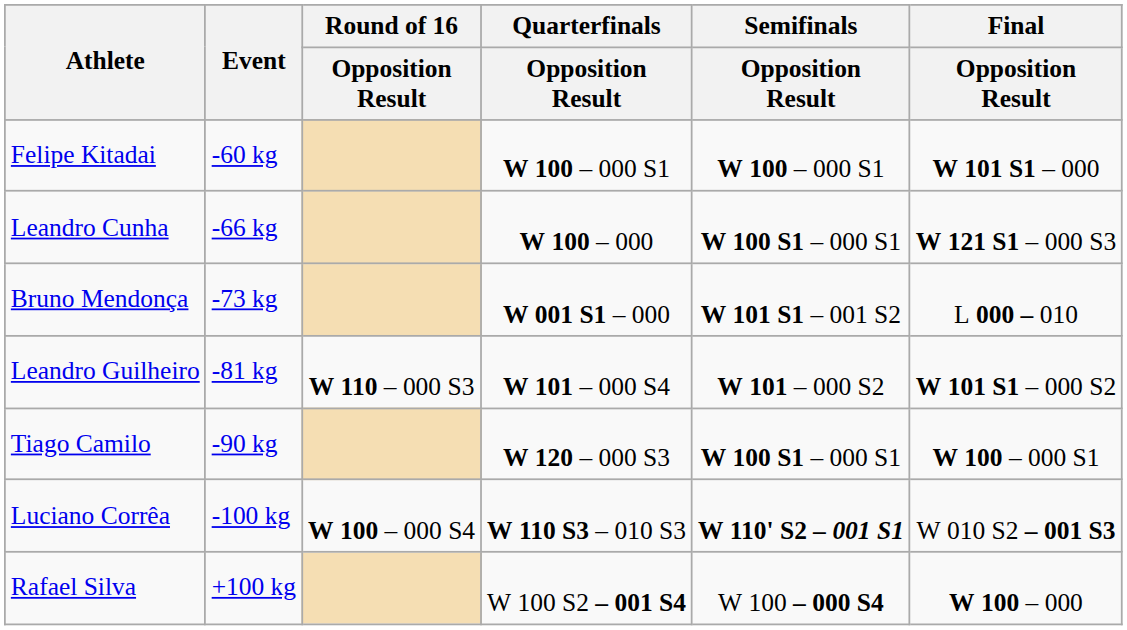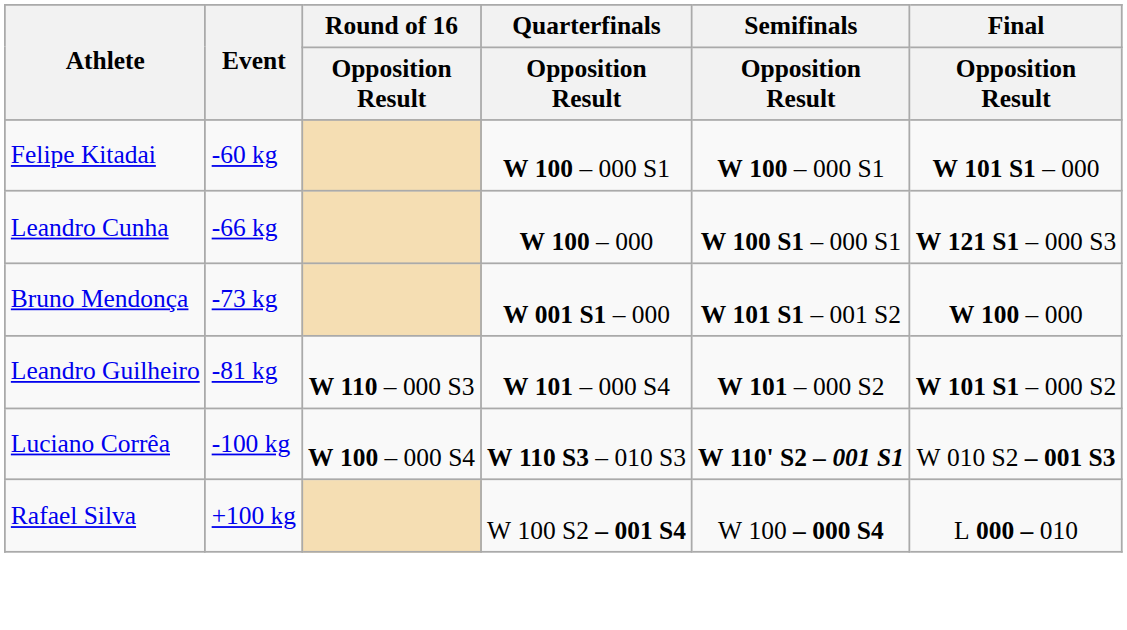(1016, 314) L 000 – 010 -> (1016, 314) W 100 – 000
- row: (81, 443)
(1016, 602) W 100 – 000 -> (1016, 530) L 000 – 010
